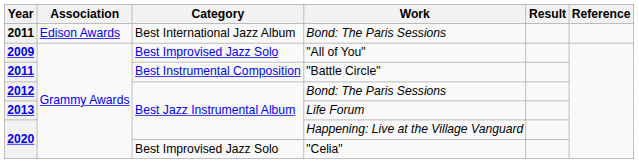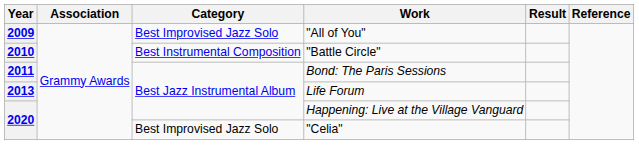- row: (215, 33)
(21, 71) 2011 -> (21, 52) 2010
(21, 91) 2012 -> (21, 71) 2011
